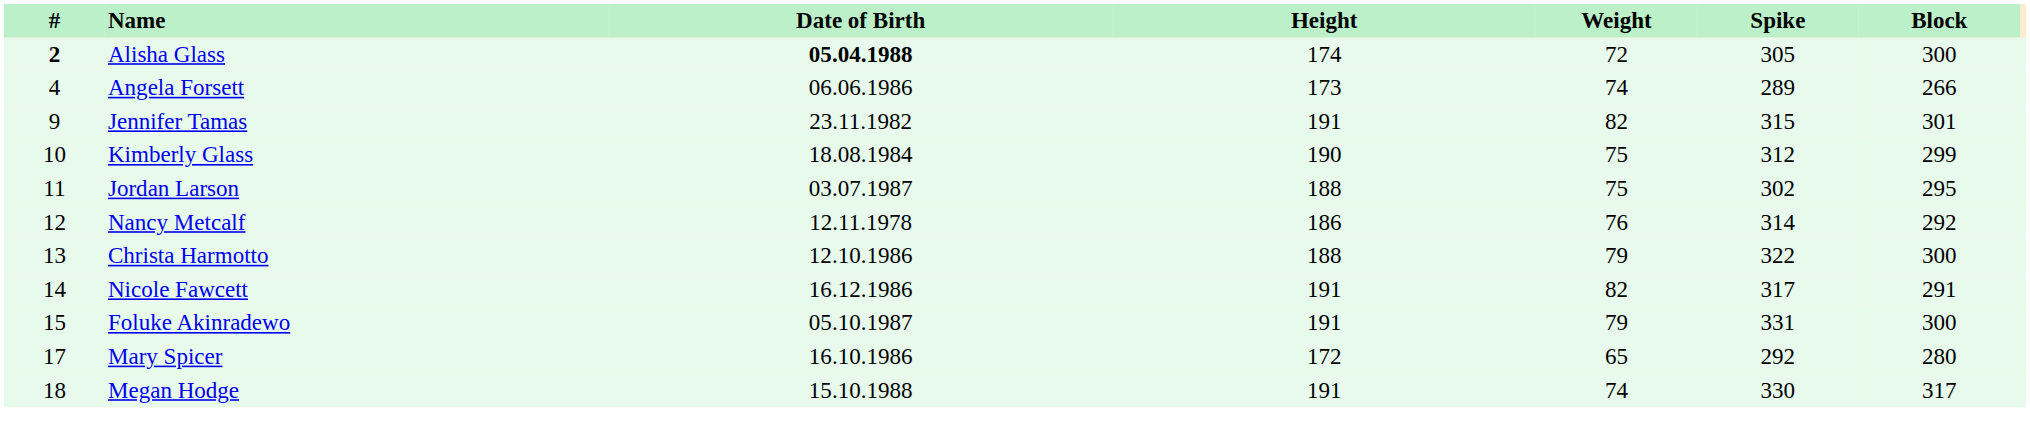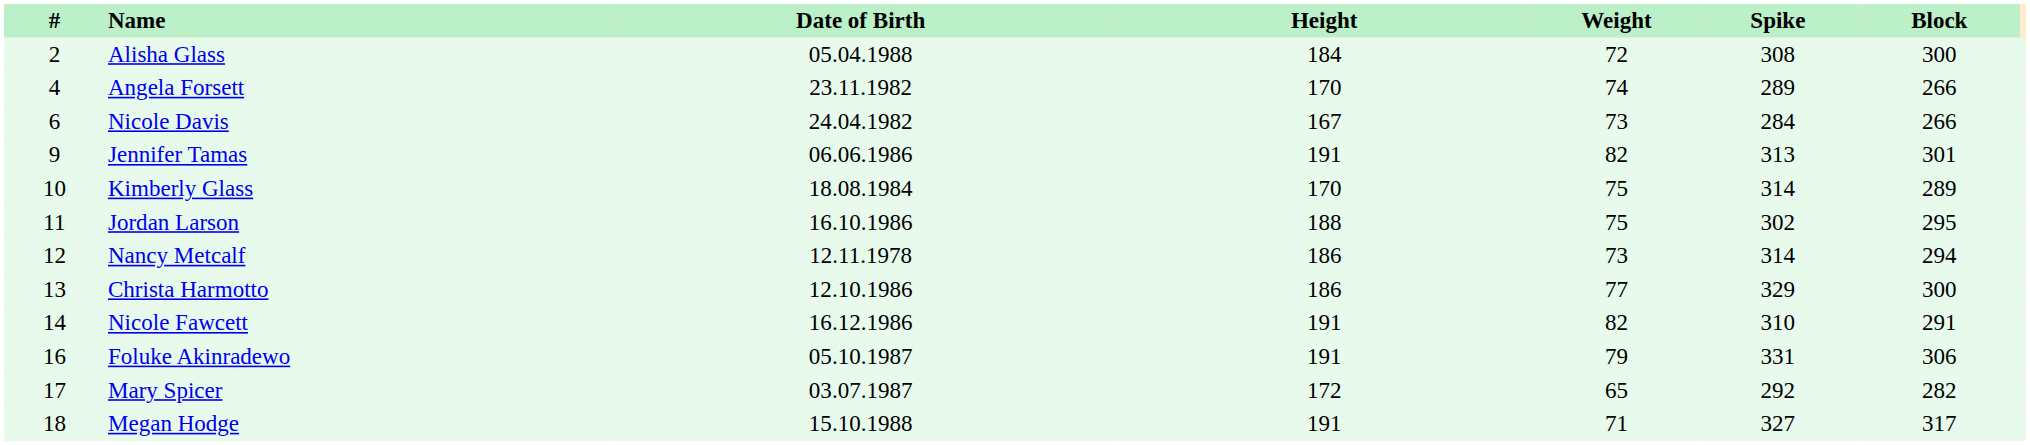(54, 54) bold -> (54, 54) normal
(861, 54) bold -> (861, 54) normal
(1324, 54) 174 -> (1324, 54) 184
(1778, 54) 305 -> (1778, 54) 308
(861, 87) 06.06.1986 -> (861, 87) 23.11.1982
(1324, 87) 173 -> (1324, 87) 170
+ row: (168, 121)
(861, 121) 23.11.1982 -> (861, 154) 06.06.1986
(1778, 121) 315 -> (1778, 154) 313
(1324, 154) 190 -> (1324, 188) 170
(1778, 154) 312 -> (1778, 188) 314
(1939, 154) 299 -> (1939, 188) 289
(861, 188) 03.07.1987 -> (861, 222) 16.10.1986
(1617, 222) 76 -> (1617, 255) 73
(1939, 222) 292 -> (1939, 255) 294
(1324, 255) 188 -> (1324, 289) 186
(1617, 255) 79 -> (1617, 289) 77
(1778, 255) 322 -> (1778, 289) 329
(1778, 289) 317 -> (1778, 322) 310
(54, 322) 15 -> (54, 356) 16
(1939, 322) 300 -> (1939, 356) 306
(861, 356) 16.10.1986 -> (861, 390) 03.07.1987
(1939, 356) 280 -> (1939, 390) 282
(1617, 390) 74 -> (1617, 423) 71
(1778, 390) 330 -> (1778, 423) 327
